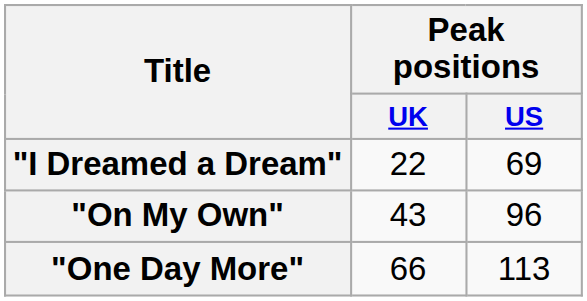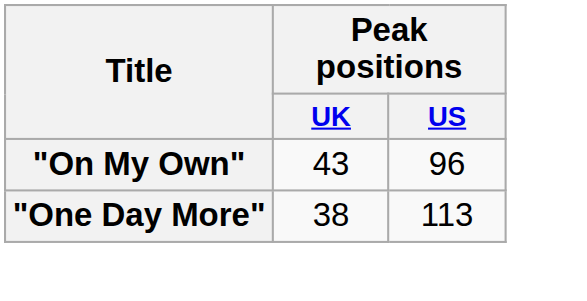- row: (178, 163)
(408, 268) 66 -> (331, 216) 38
